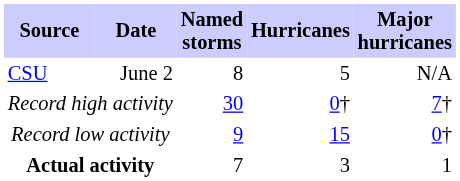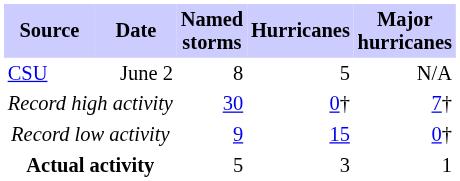(238, 165) 7 -> (238, 165) 5
